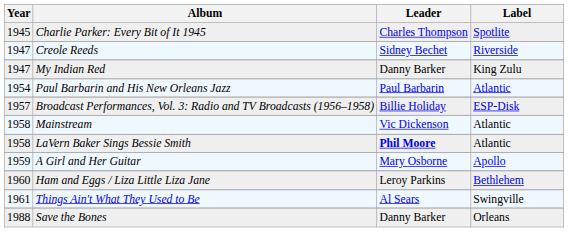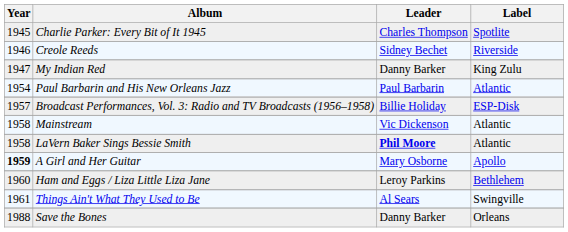(19, 50) 1947 -> (19, 50) 1946
(19, 161) normal -> (19, 161) bold
